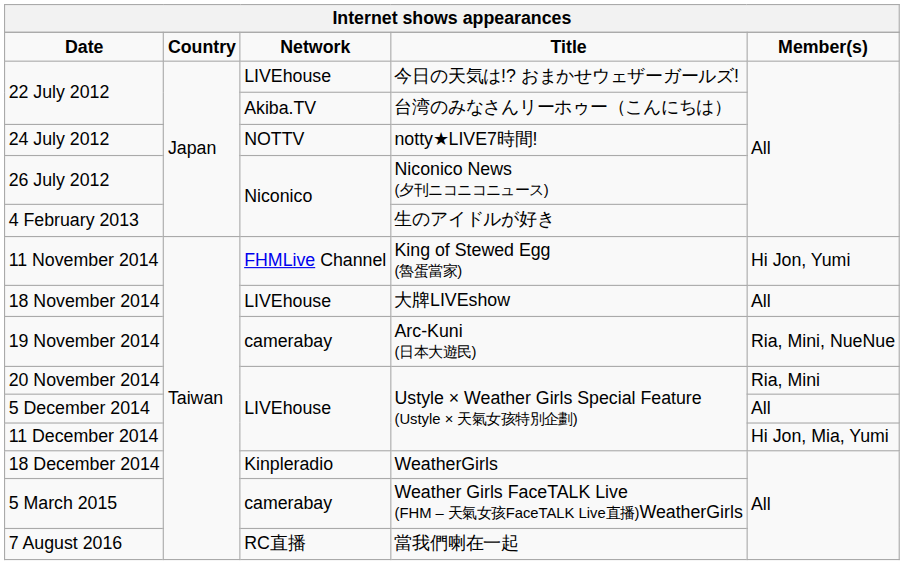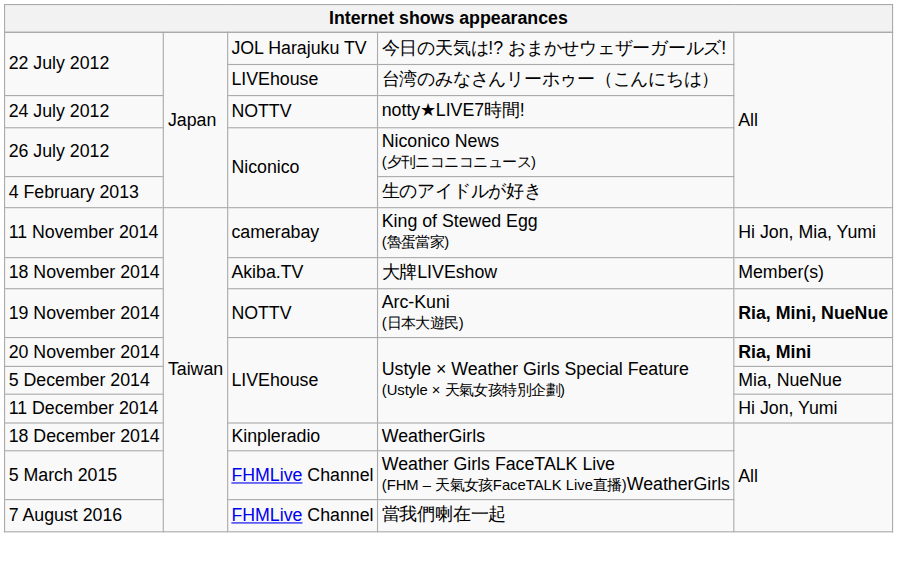- row: (84, 46)
(288, 76) LIVEhouse -> (299, 48) JOL Harajuku TV
(280, 108) Akiba.TV -> (275, 79) LIVEhouse
(315, 260) FHMLive Channel -> (275, 232) camerabay
(801, 260) Hi Jon, Yumi -> (807, 232) Hi Jon, Mia, Yumi
(288, 301) LIVEhouse -> (267, 272) Akiba.TV
(761, 301) All -> (781, 272) Member(s)
(288, 341) camerabay -> (261, 313) NOTTV
(823, 341) normal -> (813, 313) bold
(786, 380) normal -> (775, 351) bold
(761, 408) All -> (790, 380) Mia, NueNue
(820, 436) Hi Jon, Mia, Yumi -> (788, 408) Hi Jon, Yumi
(288, 503) camerabay -> (302, 475) FHMLive Channel
(275, 543) RC直播 -> (302, 515) FHMLive Channel
